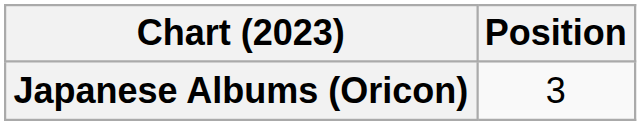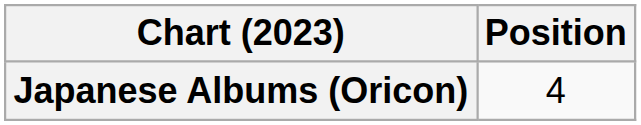(556, 90) 3 -> (556, 90) 4
